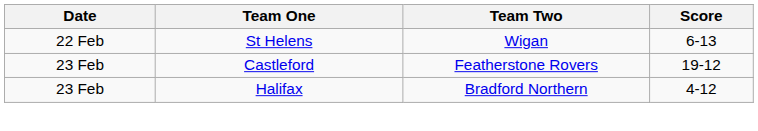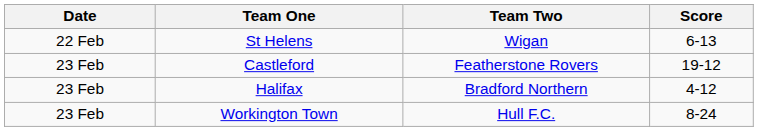+ row: (279, 114)
